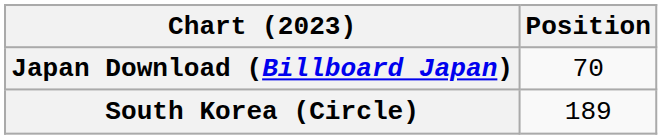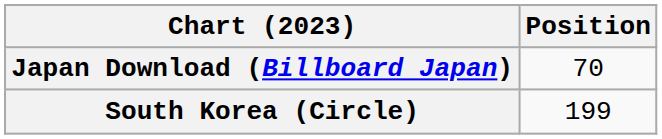(588, 111) 189 -> (588, 111) 199
